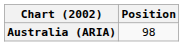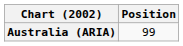(149, 32) 98 -> (149, 32) 99
